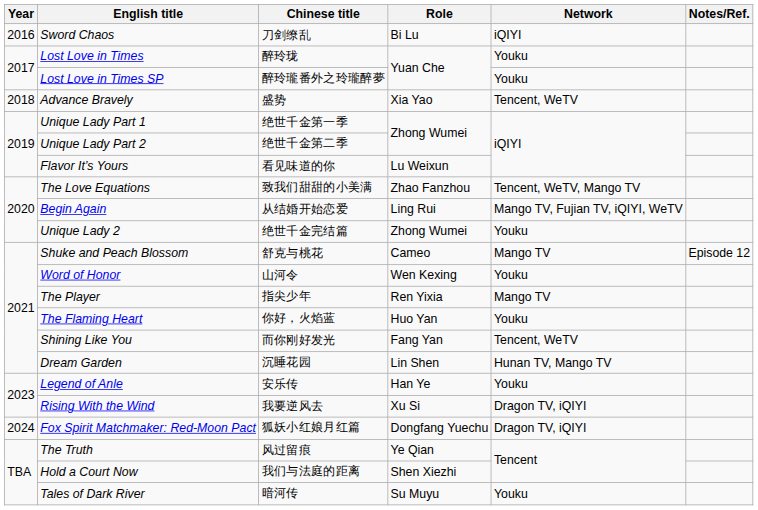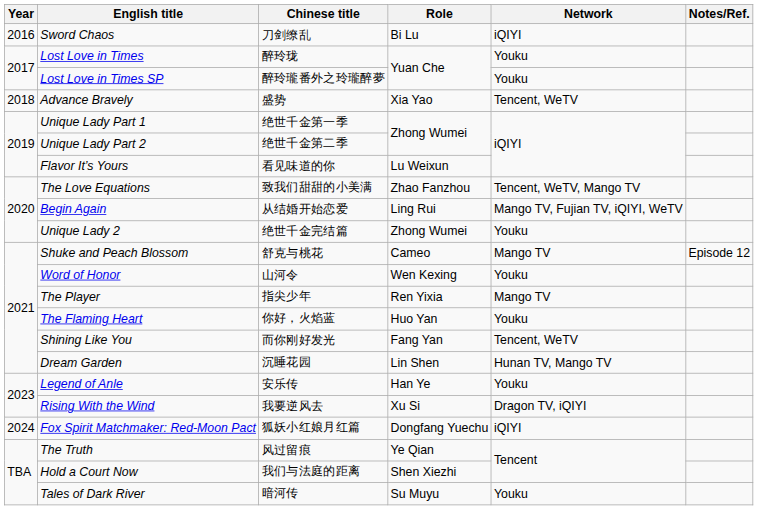(540, 428) Dragon TV, iQIYI -> (508, 428) iQIYI
